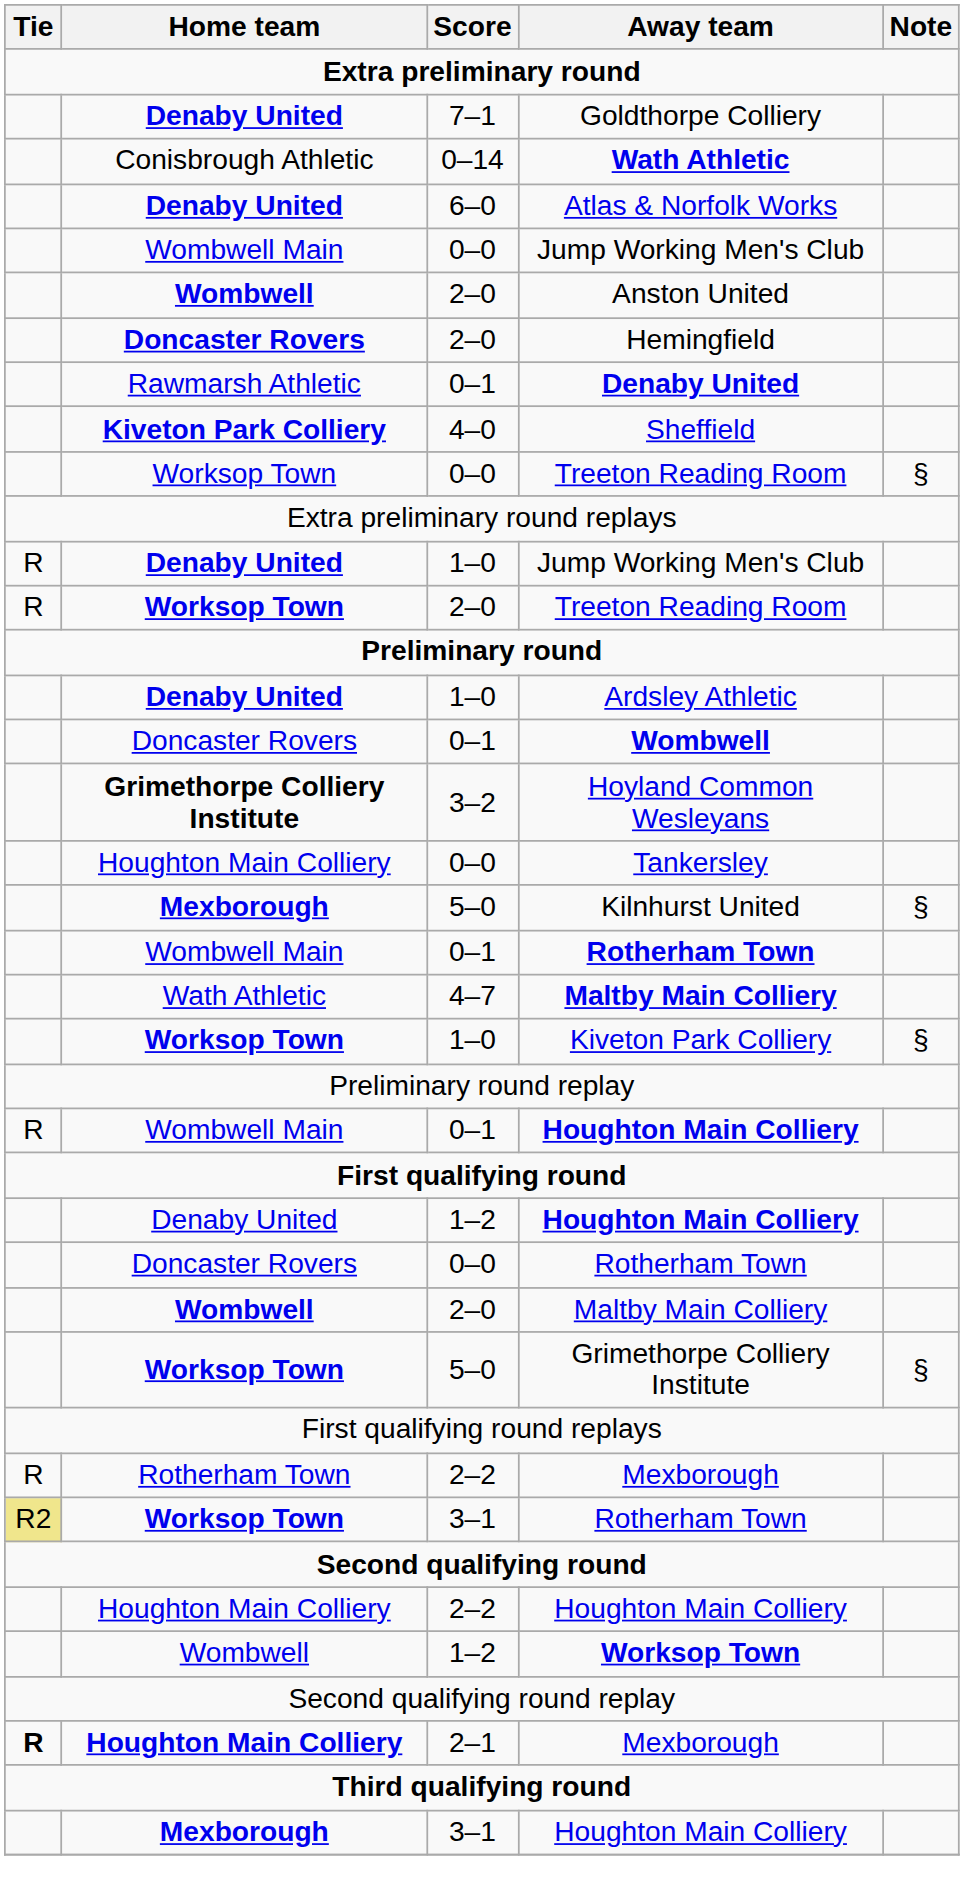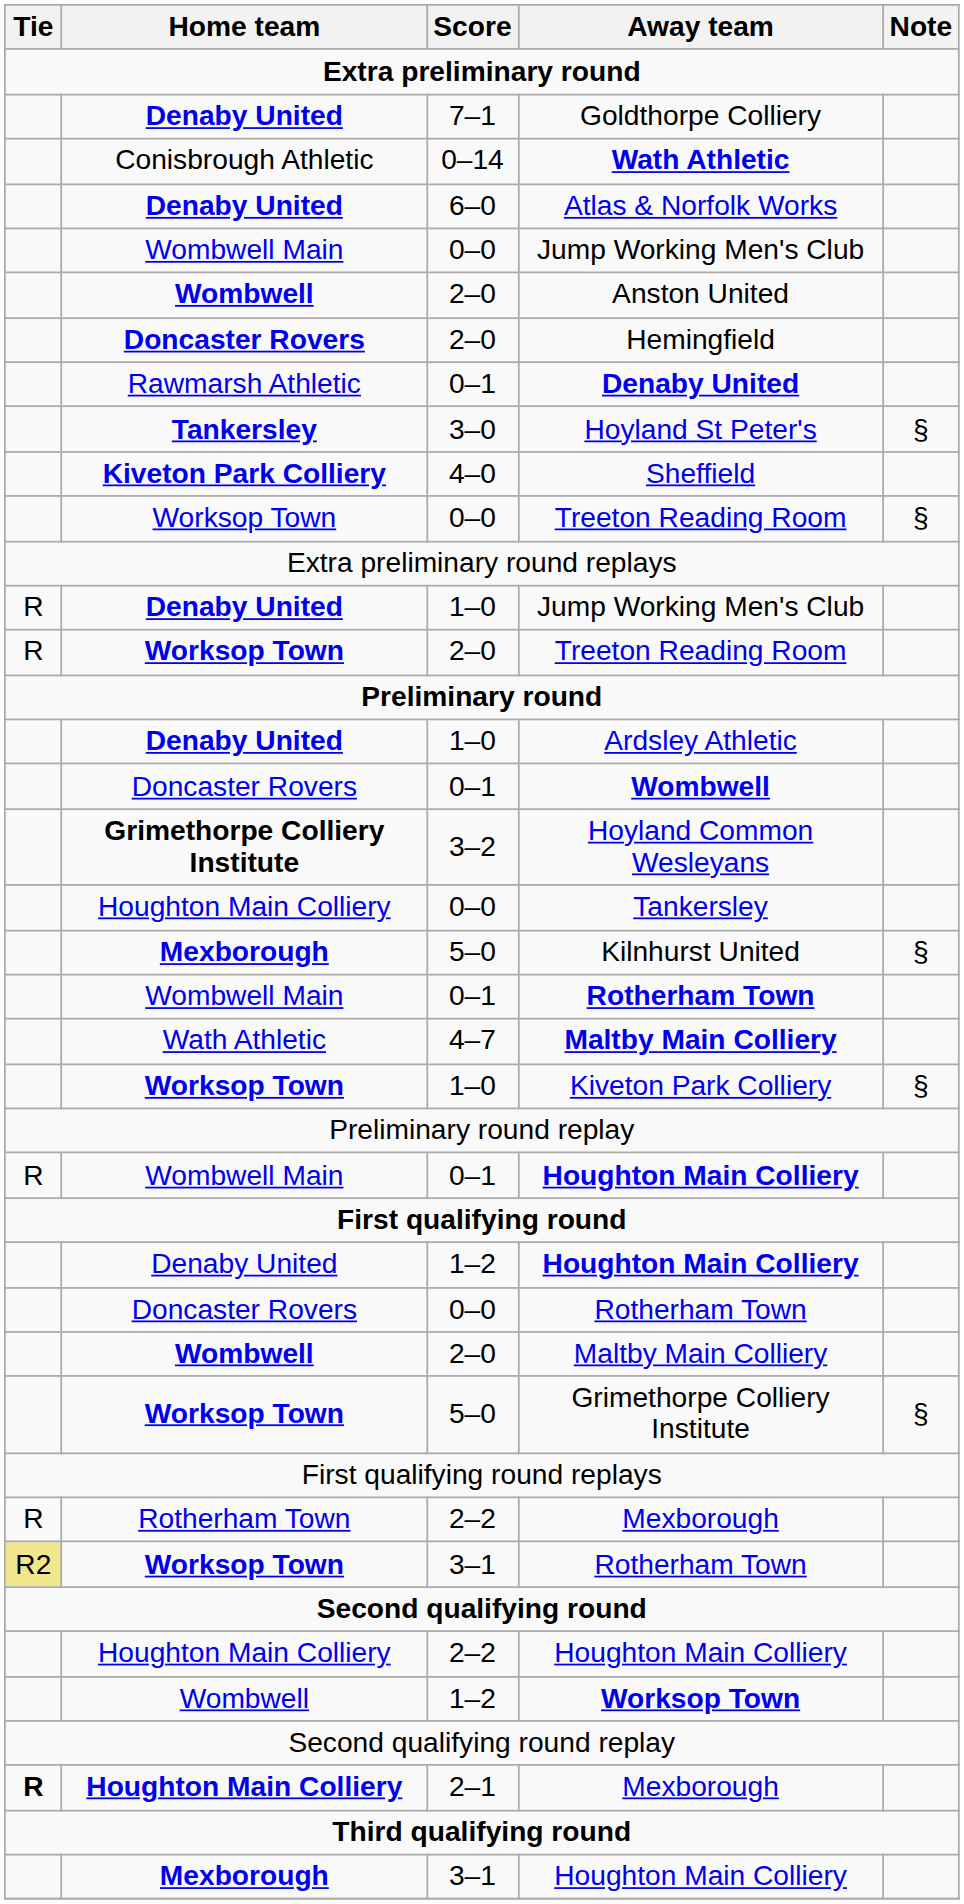+ row: (472, 428)
